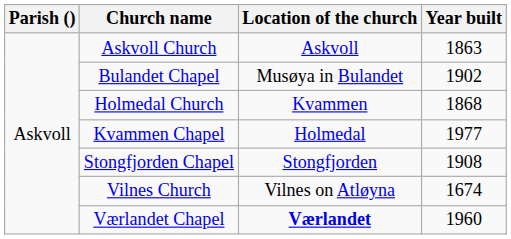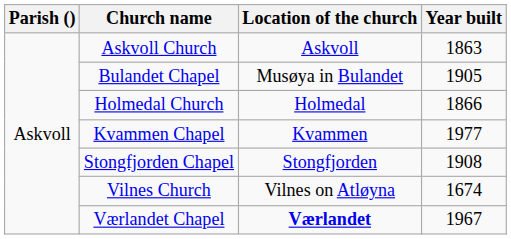(464, 76) 1902 -> (464, 76) 1905
(330, 104) Kvammen -> (330, 104) Holmedal
(464, 104) 1868 -> (464, 104) 1866
(330, 133) Holmedal -> (330, 133) Kvammen
(464, 219) 1960 -> (464, 219) 1967
